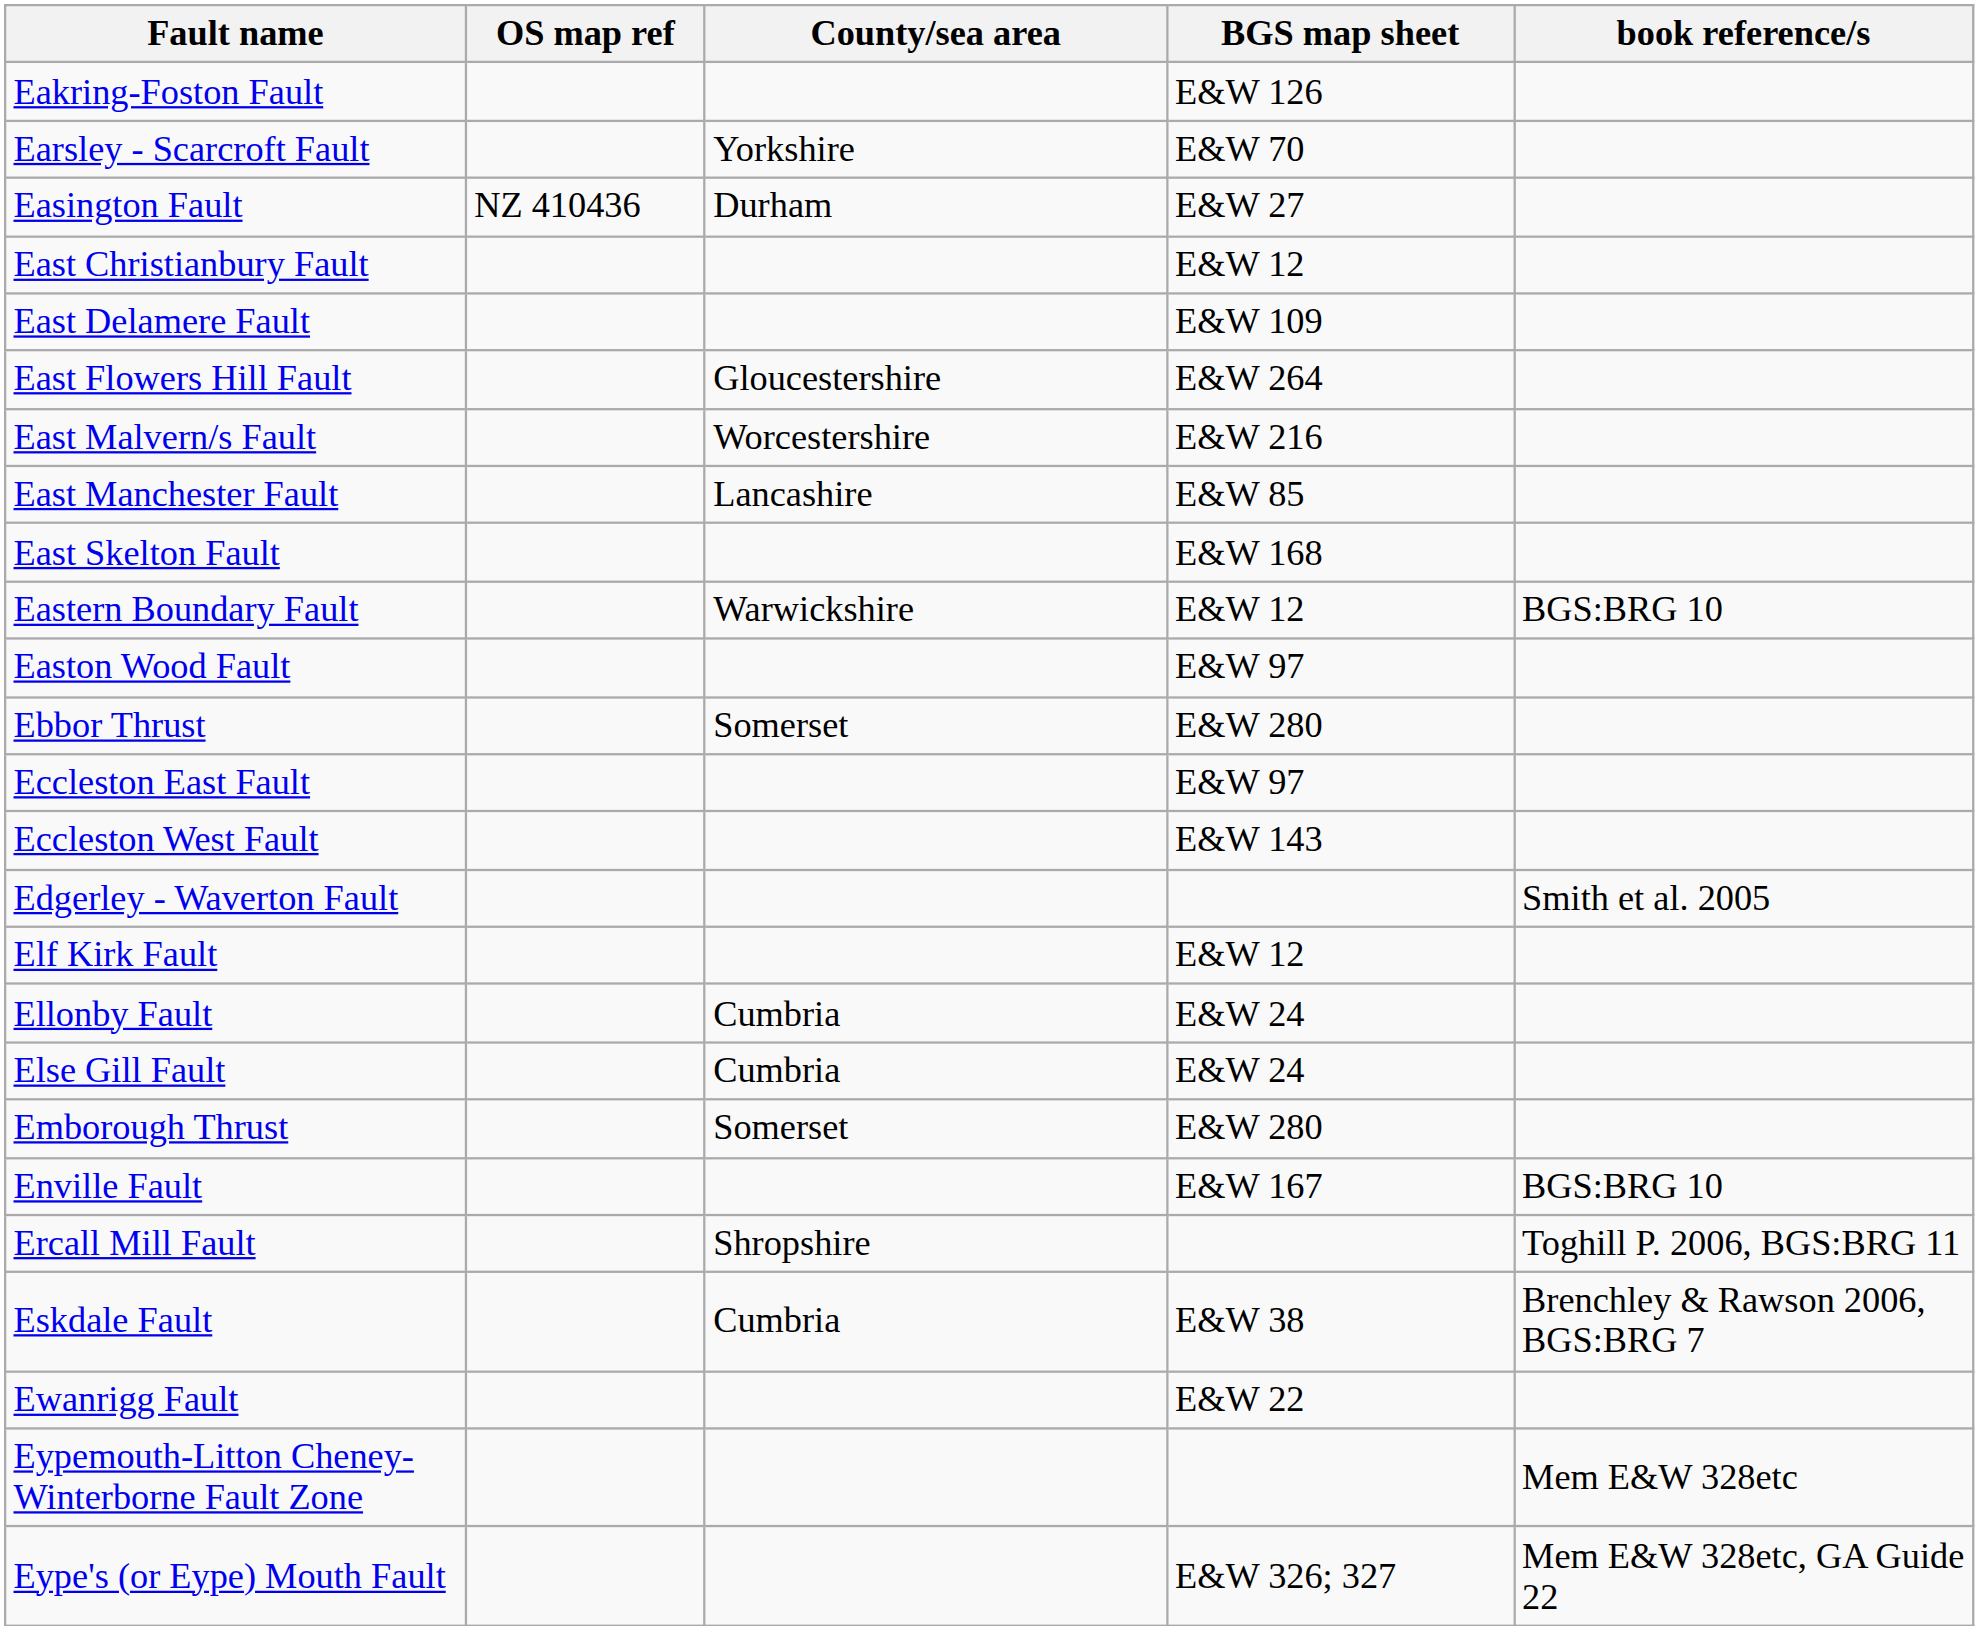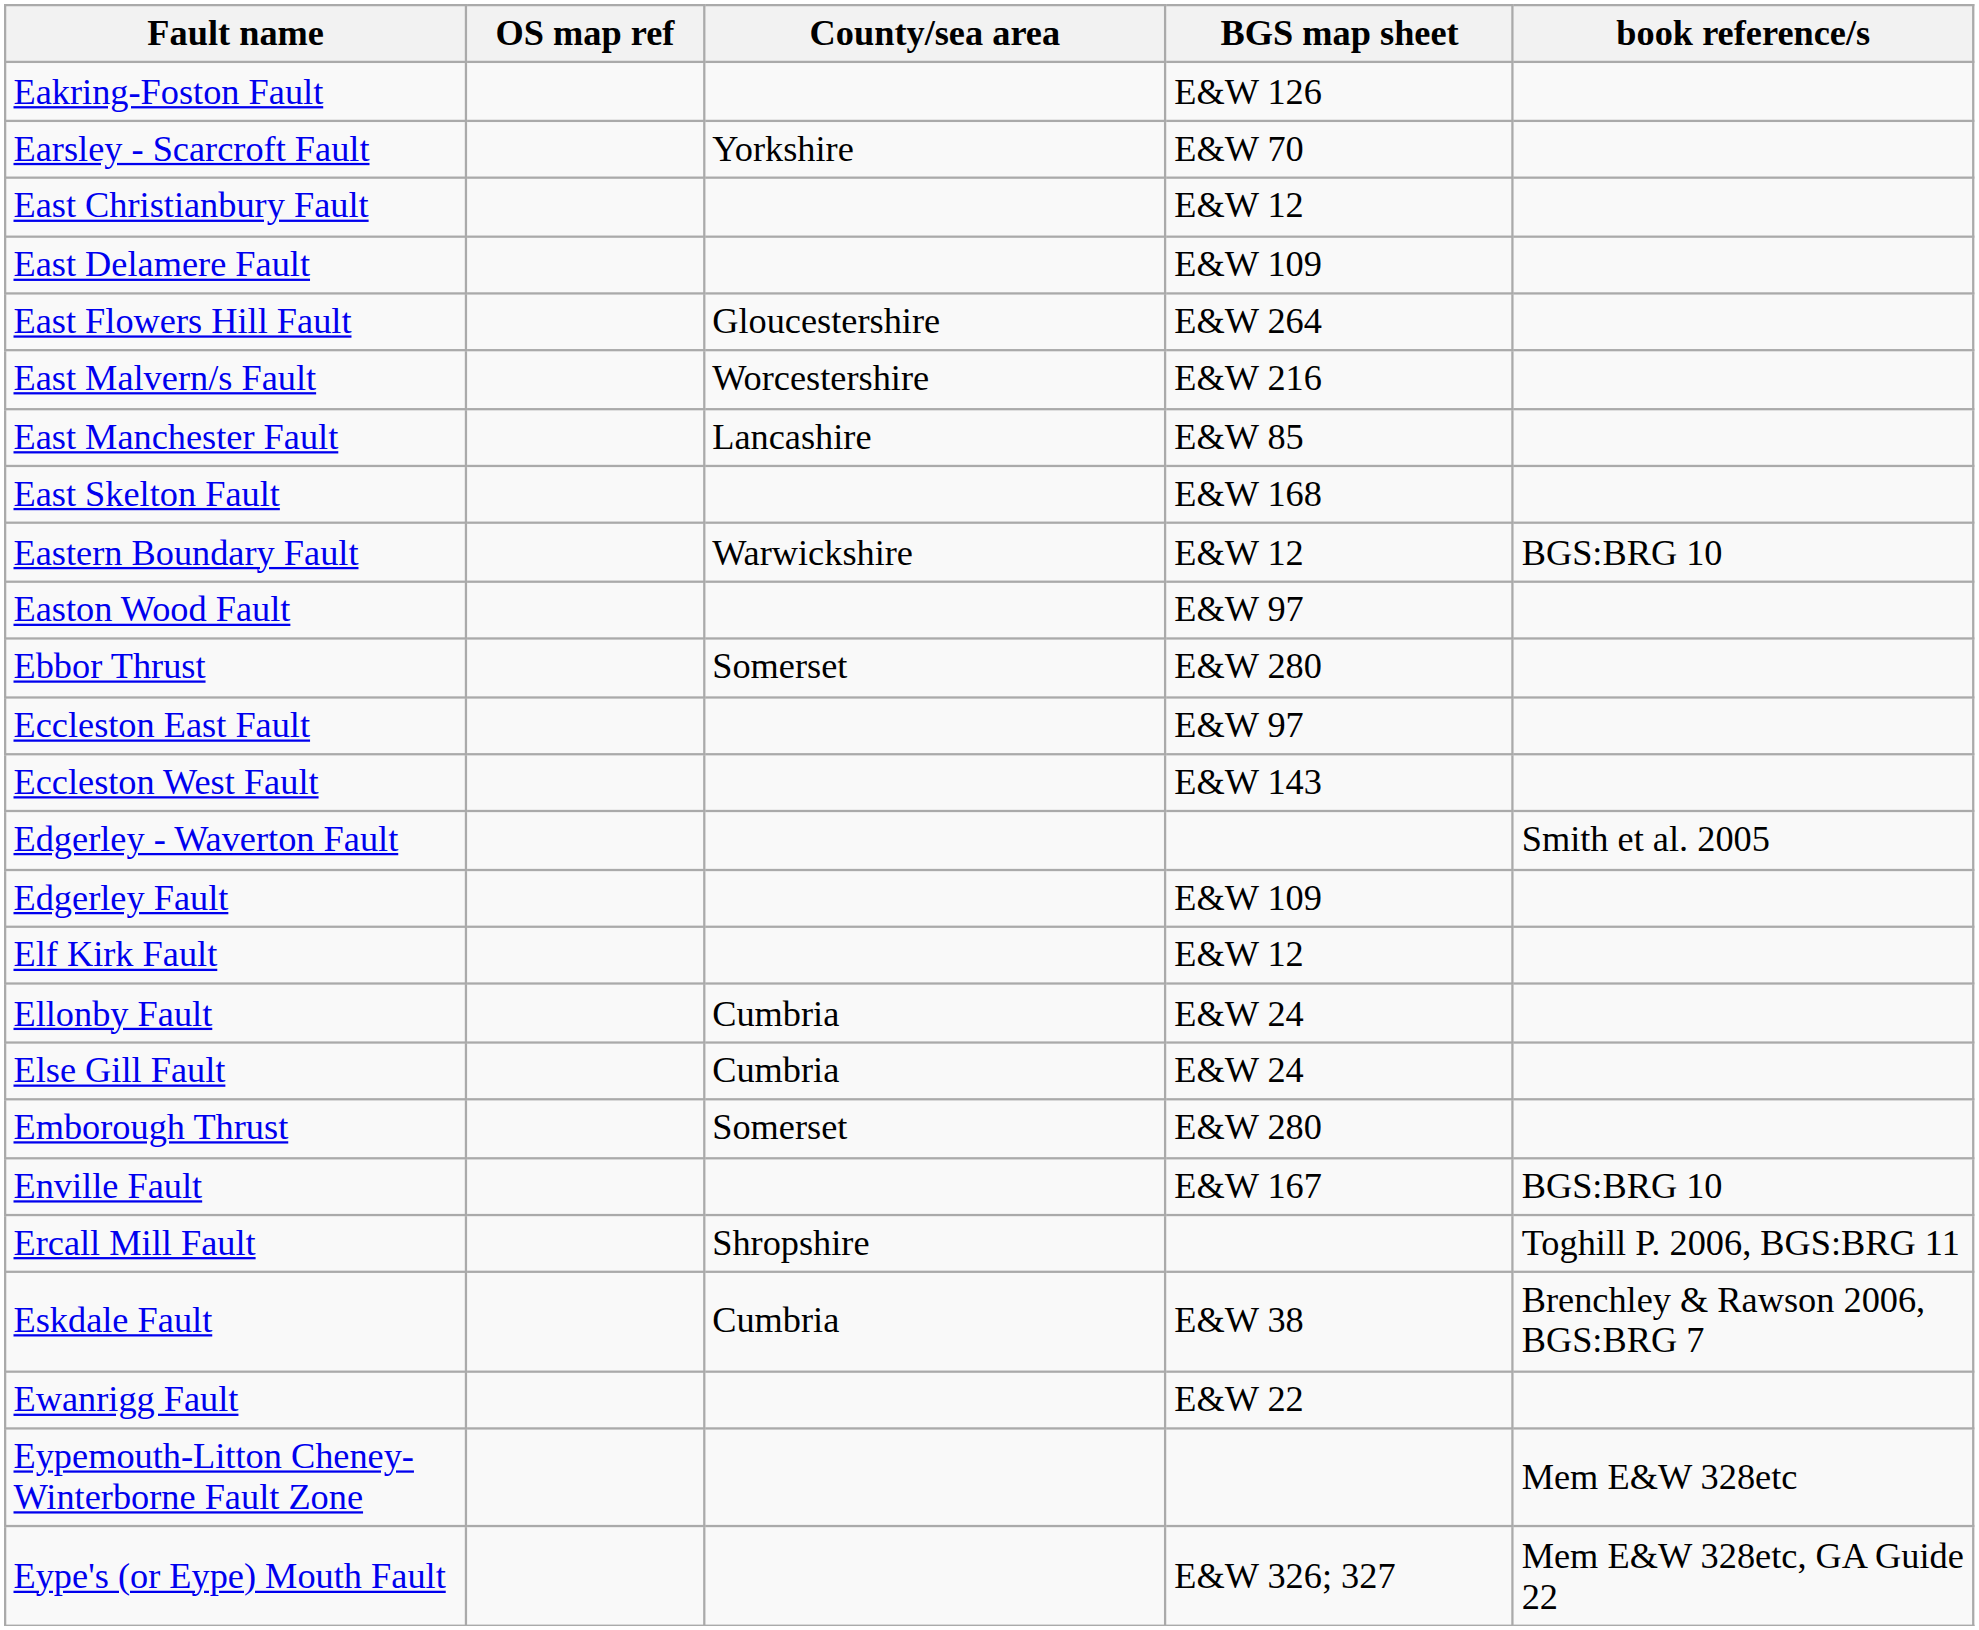- row: (128, 206)
+ row: (121, 897)
